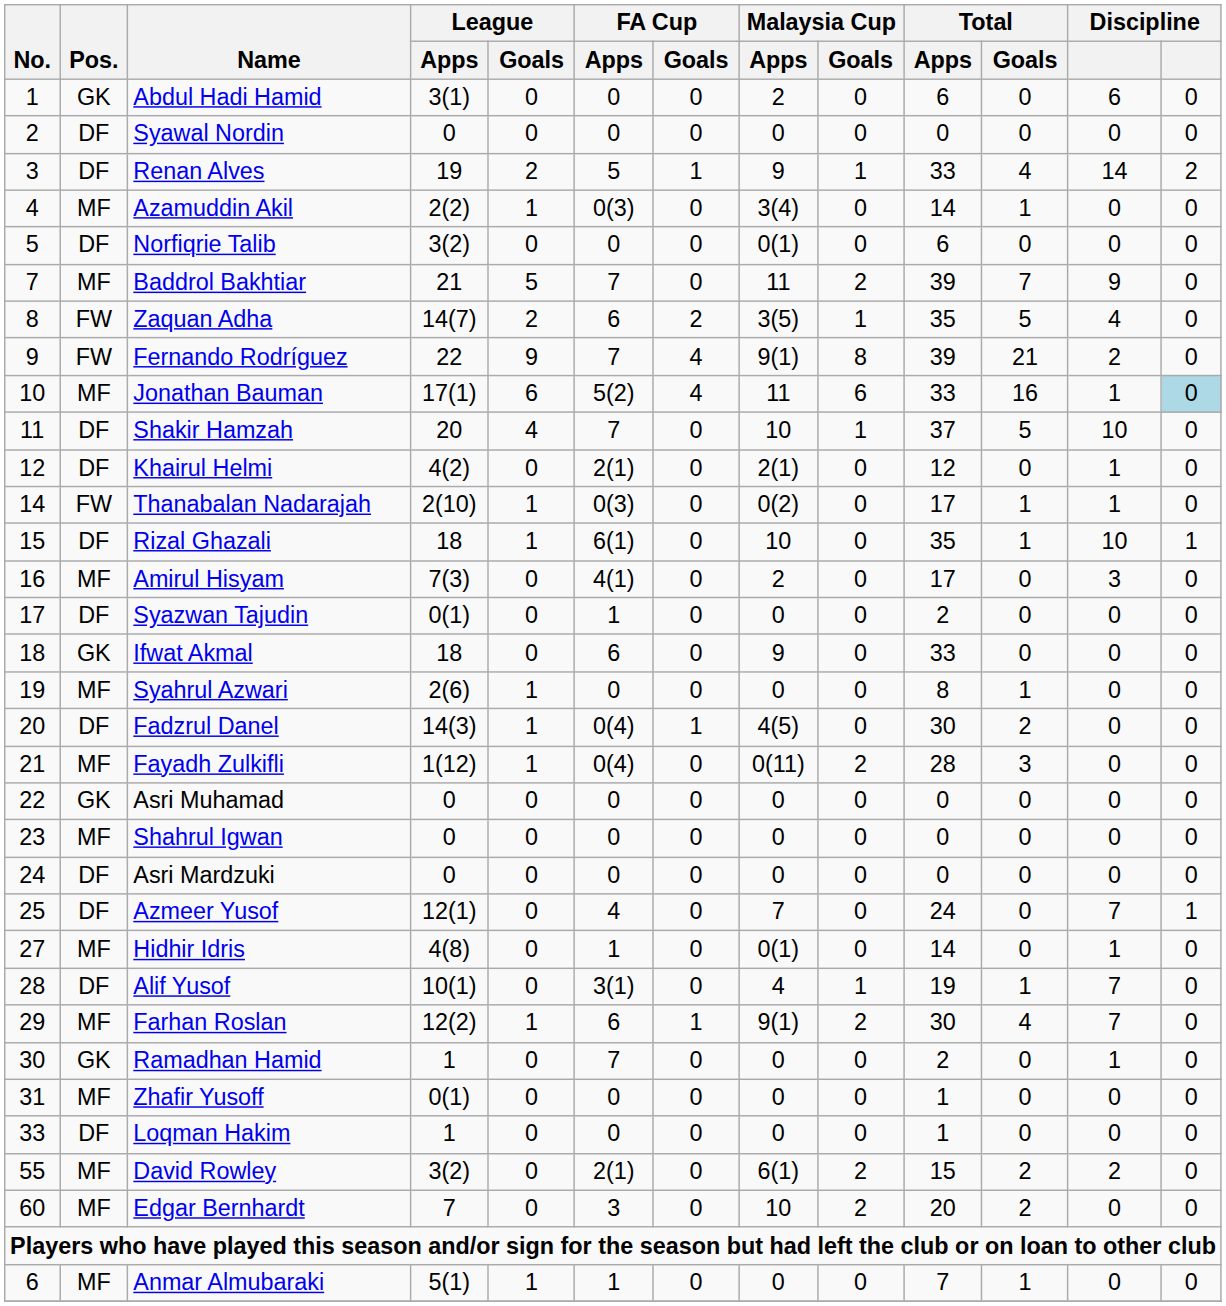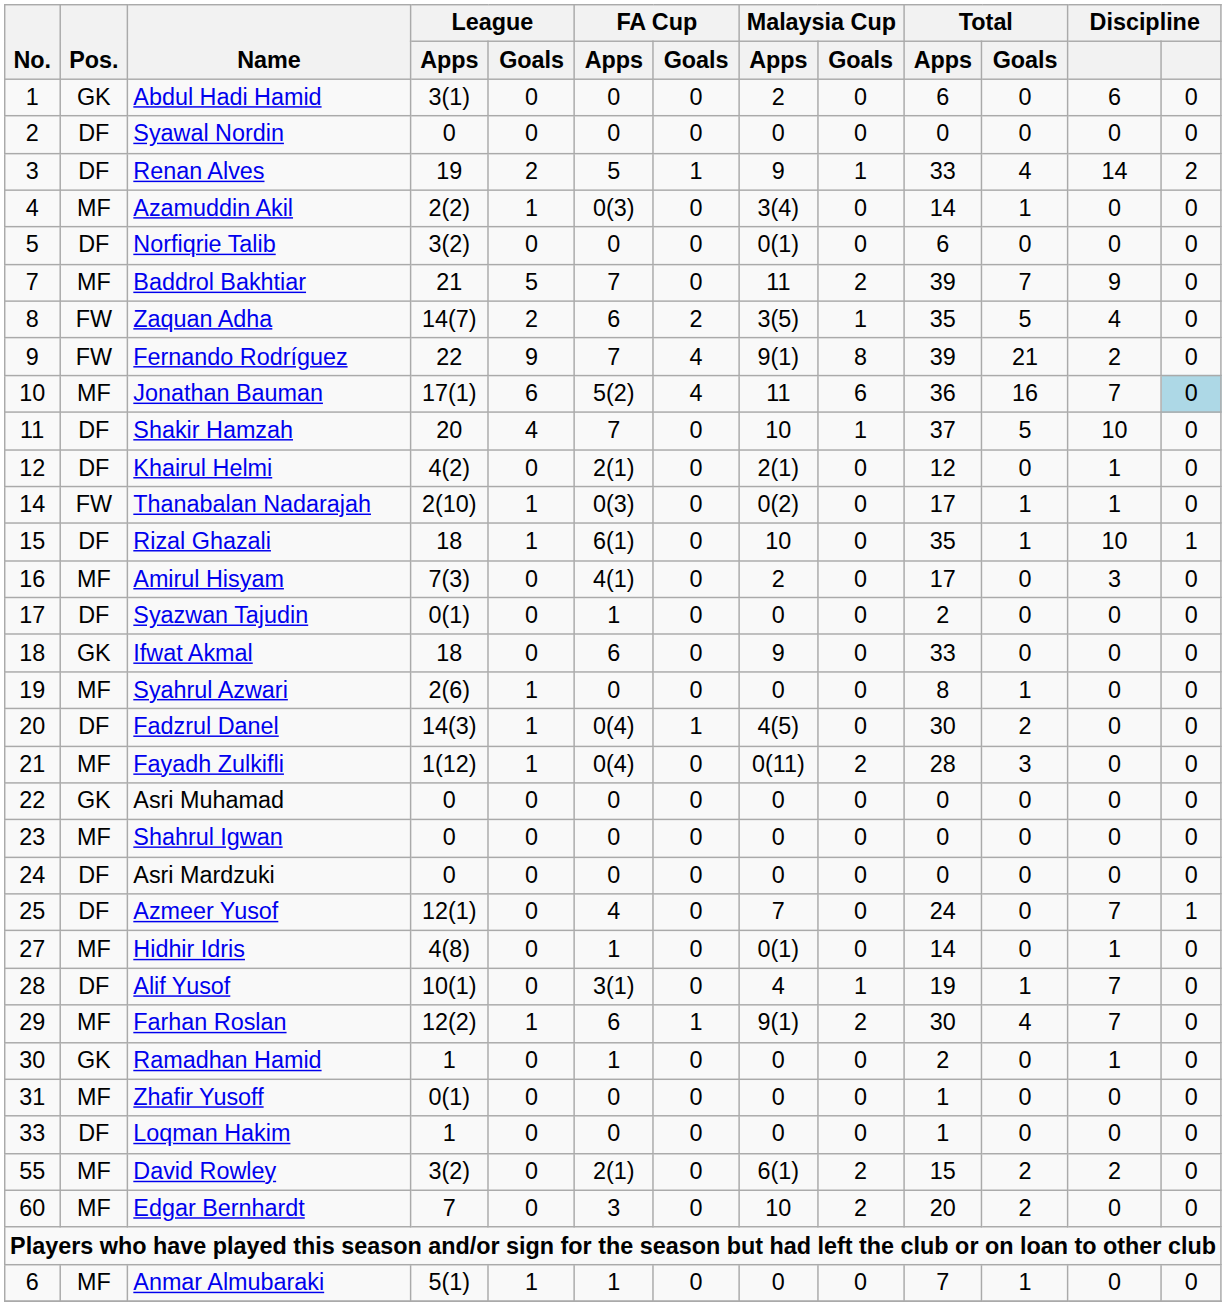(943, 393) 33 -> (943, 393) 36
(1115, 393) 1 -> (1115, 393) 7
(614, 1060) 7 -> (614, 1060) 1
